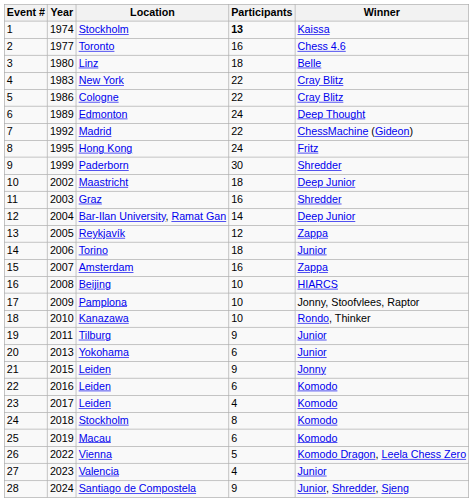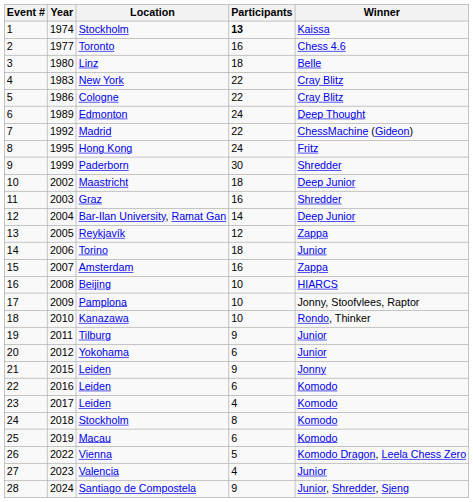(62, 353) 2013 -> (62, 353) 2012
